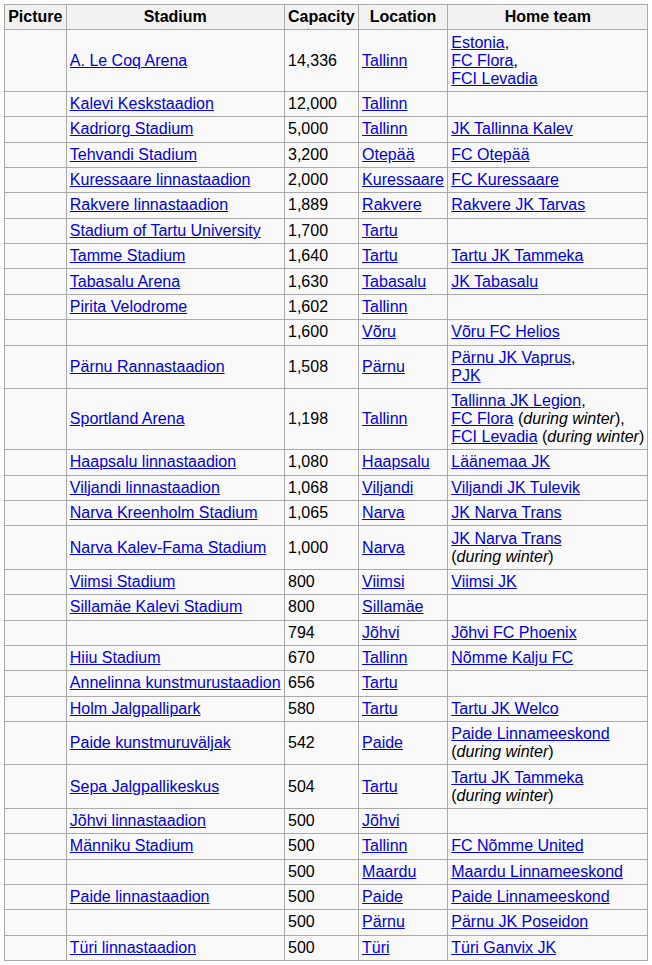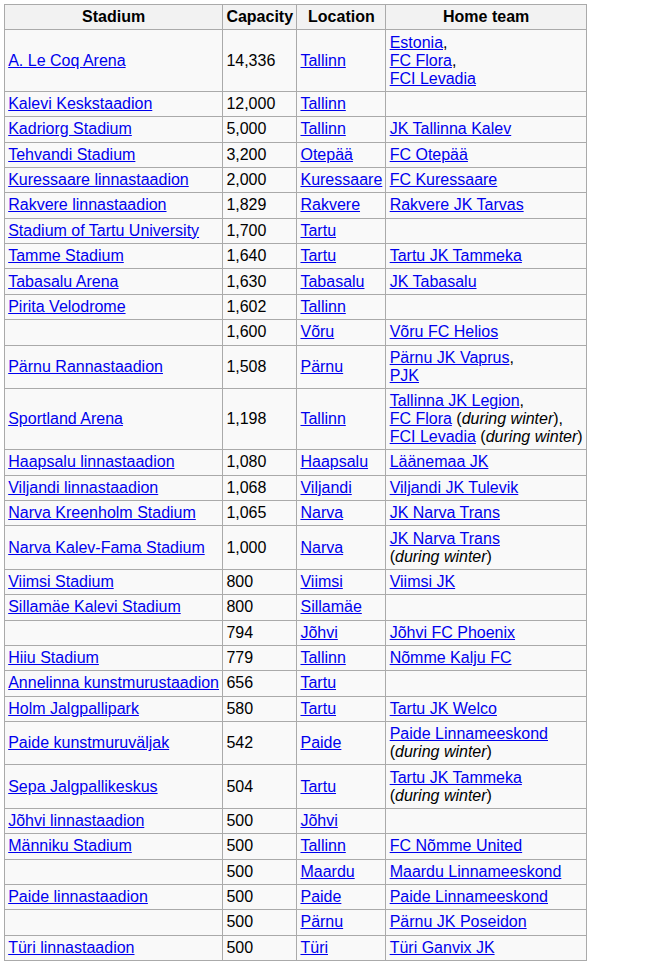- column: (35, 17)
(308, 205) 1,889 -> (246, 205) 1,829
(301, 658) 670 -> (240, 658) 779
